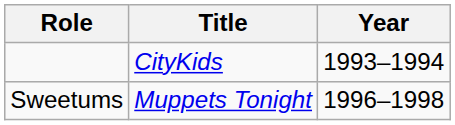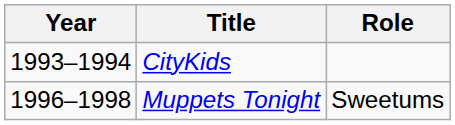columns swapped: (384, 23) <-> (67, 23)
